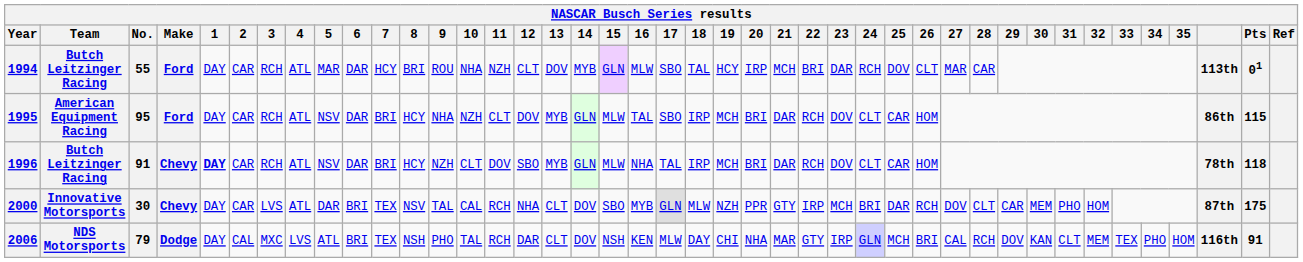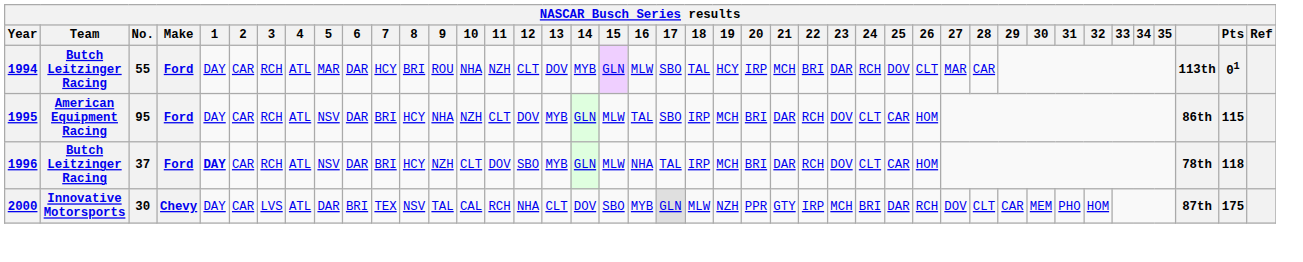(143, 165) 91 -> (143, 165) 37
(179, 165) Chevy -> (179, 165) Ford
- row: (23, 240)
